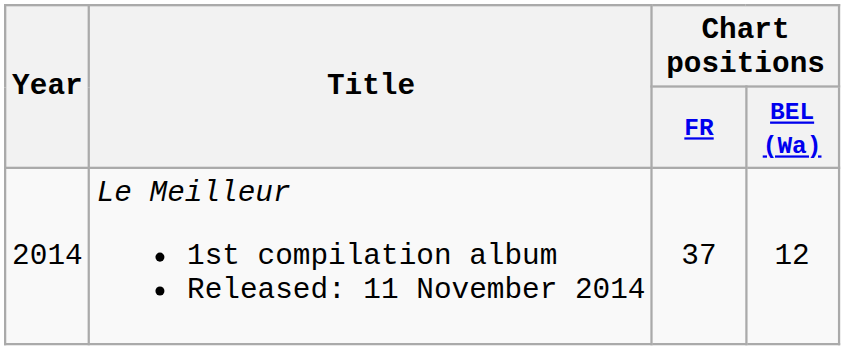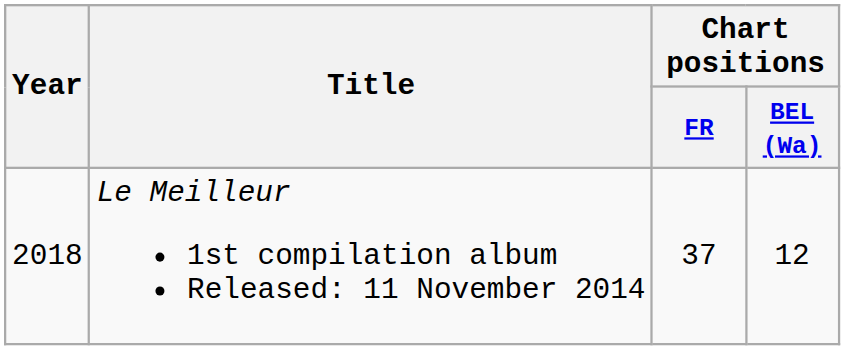(47, 256) 2014 -> (47, 256) 2018
